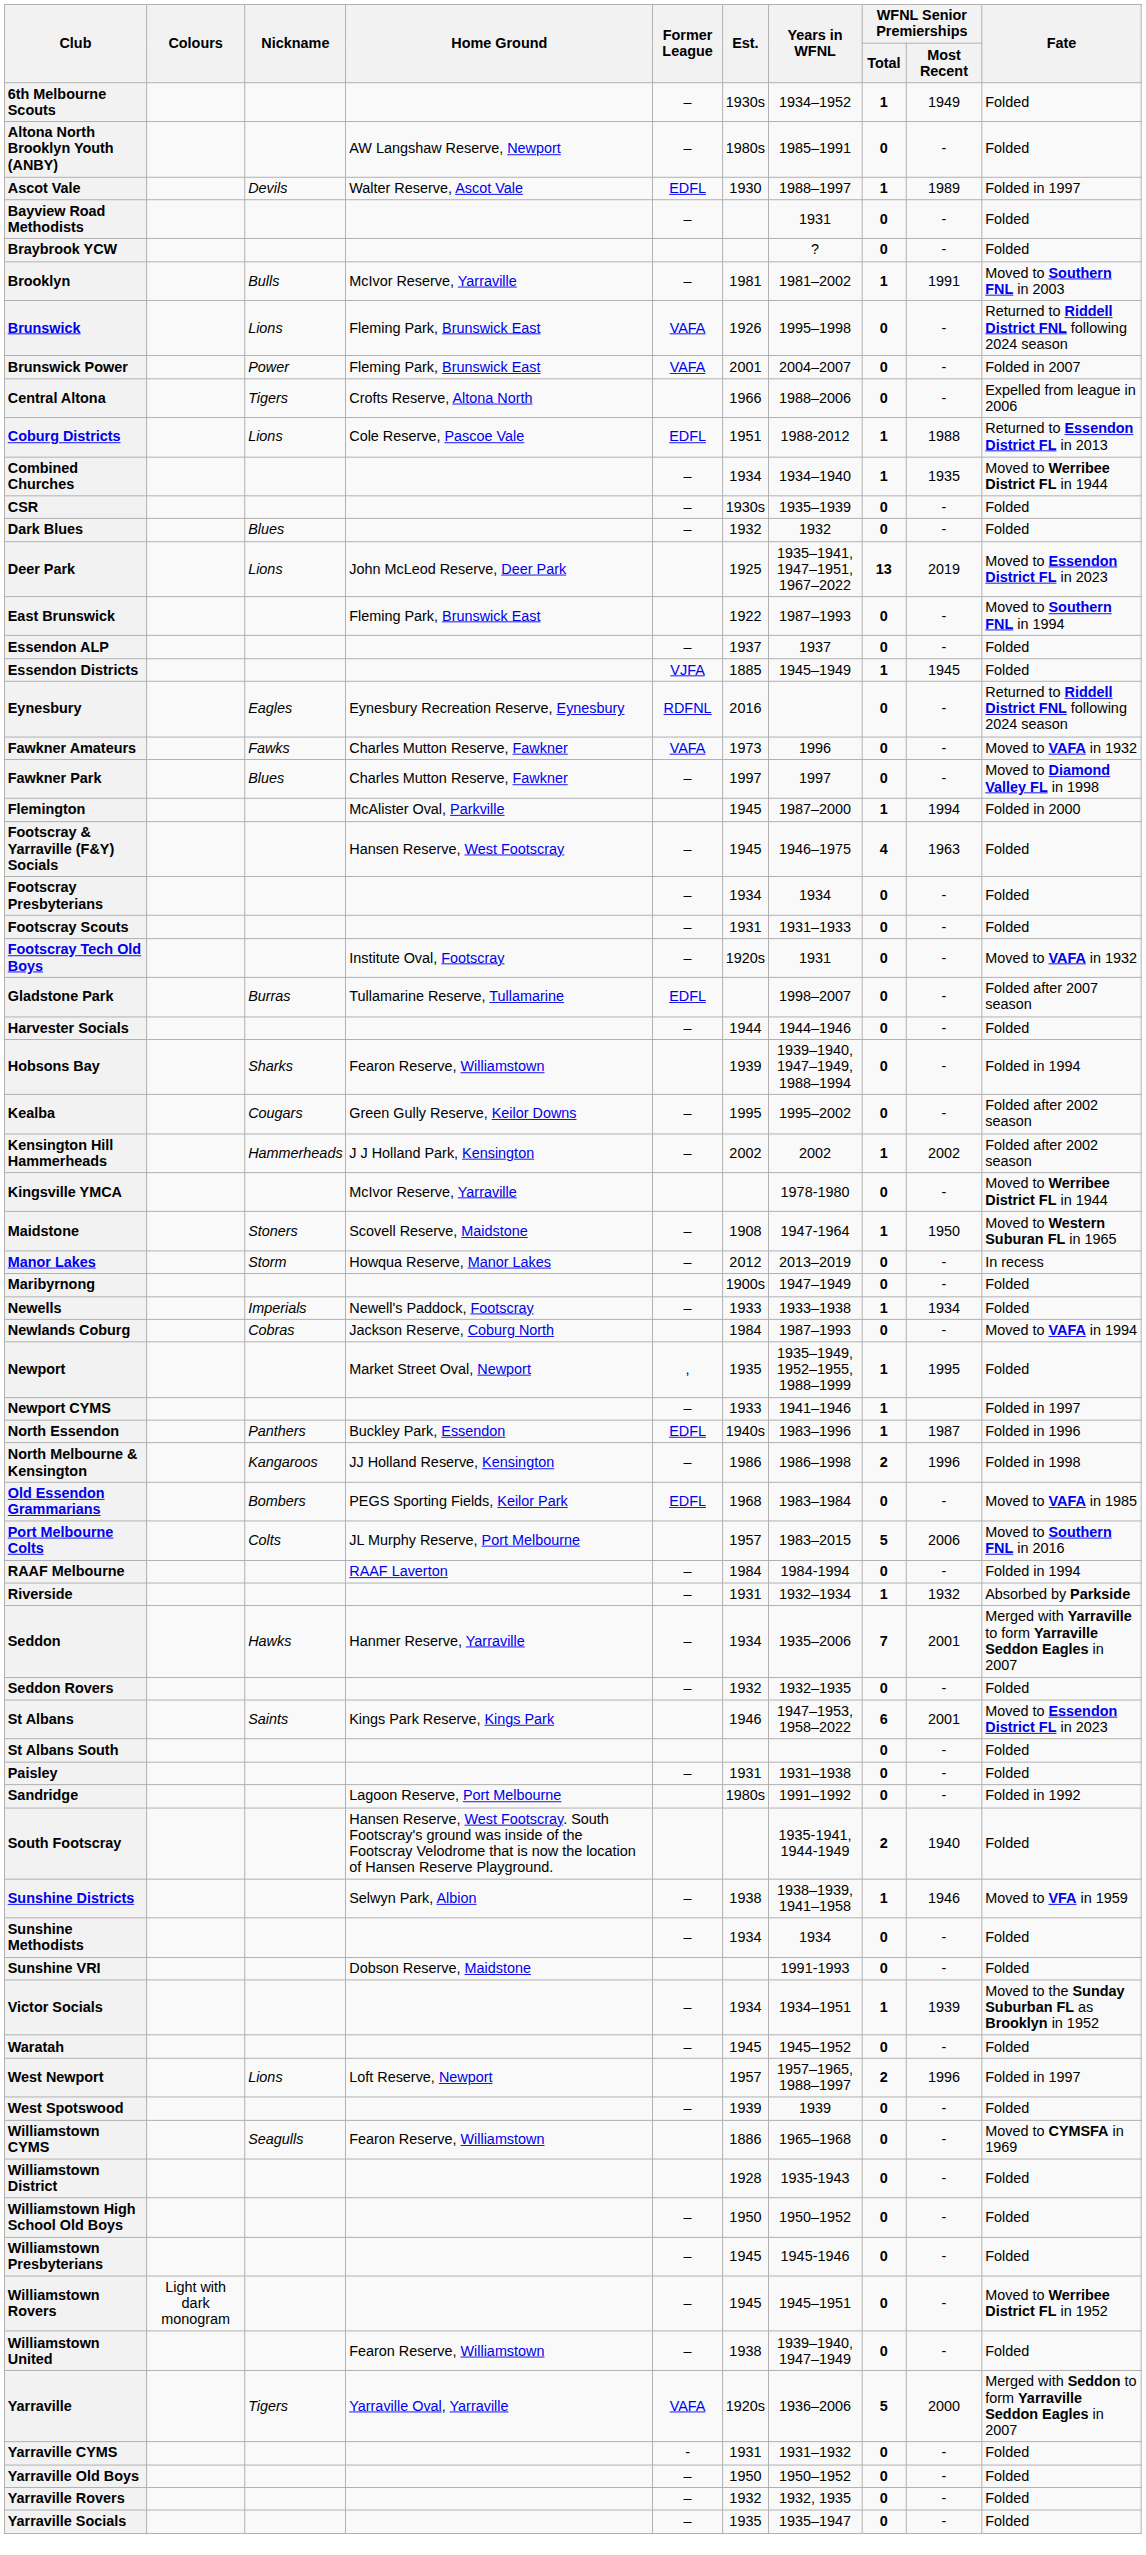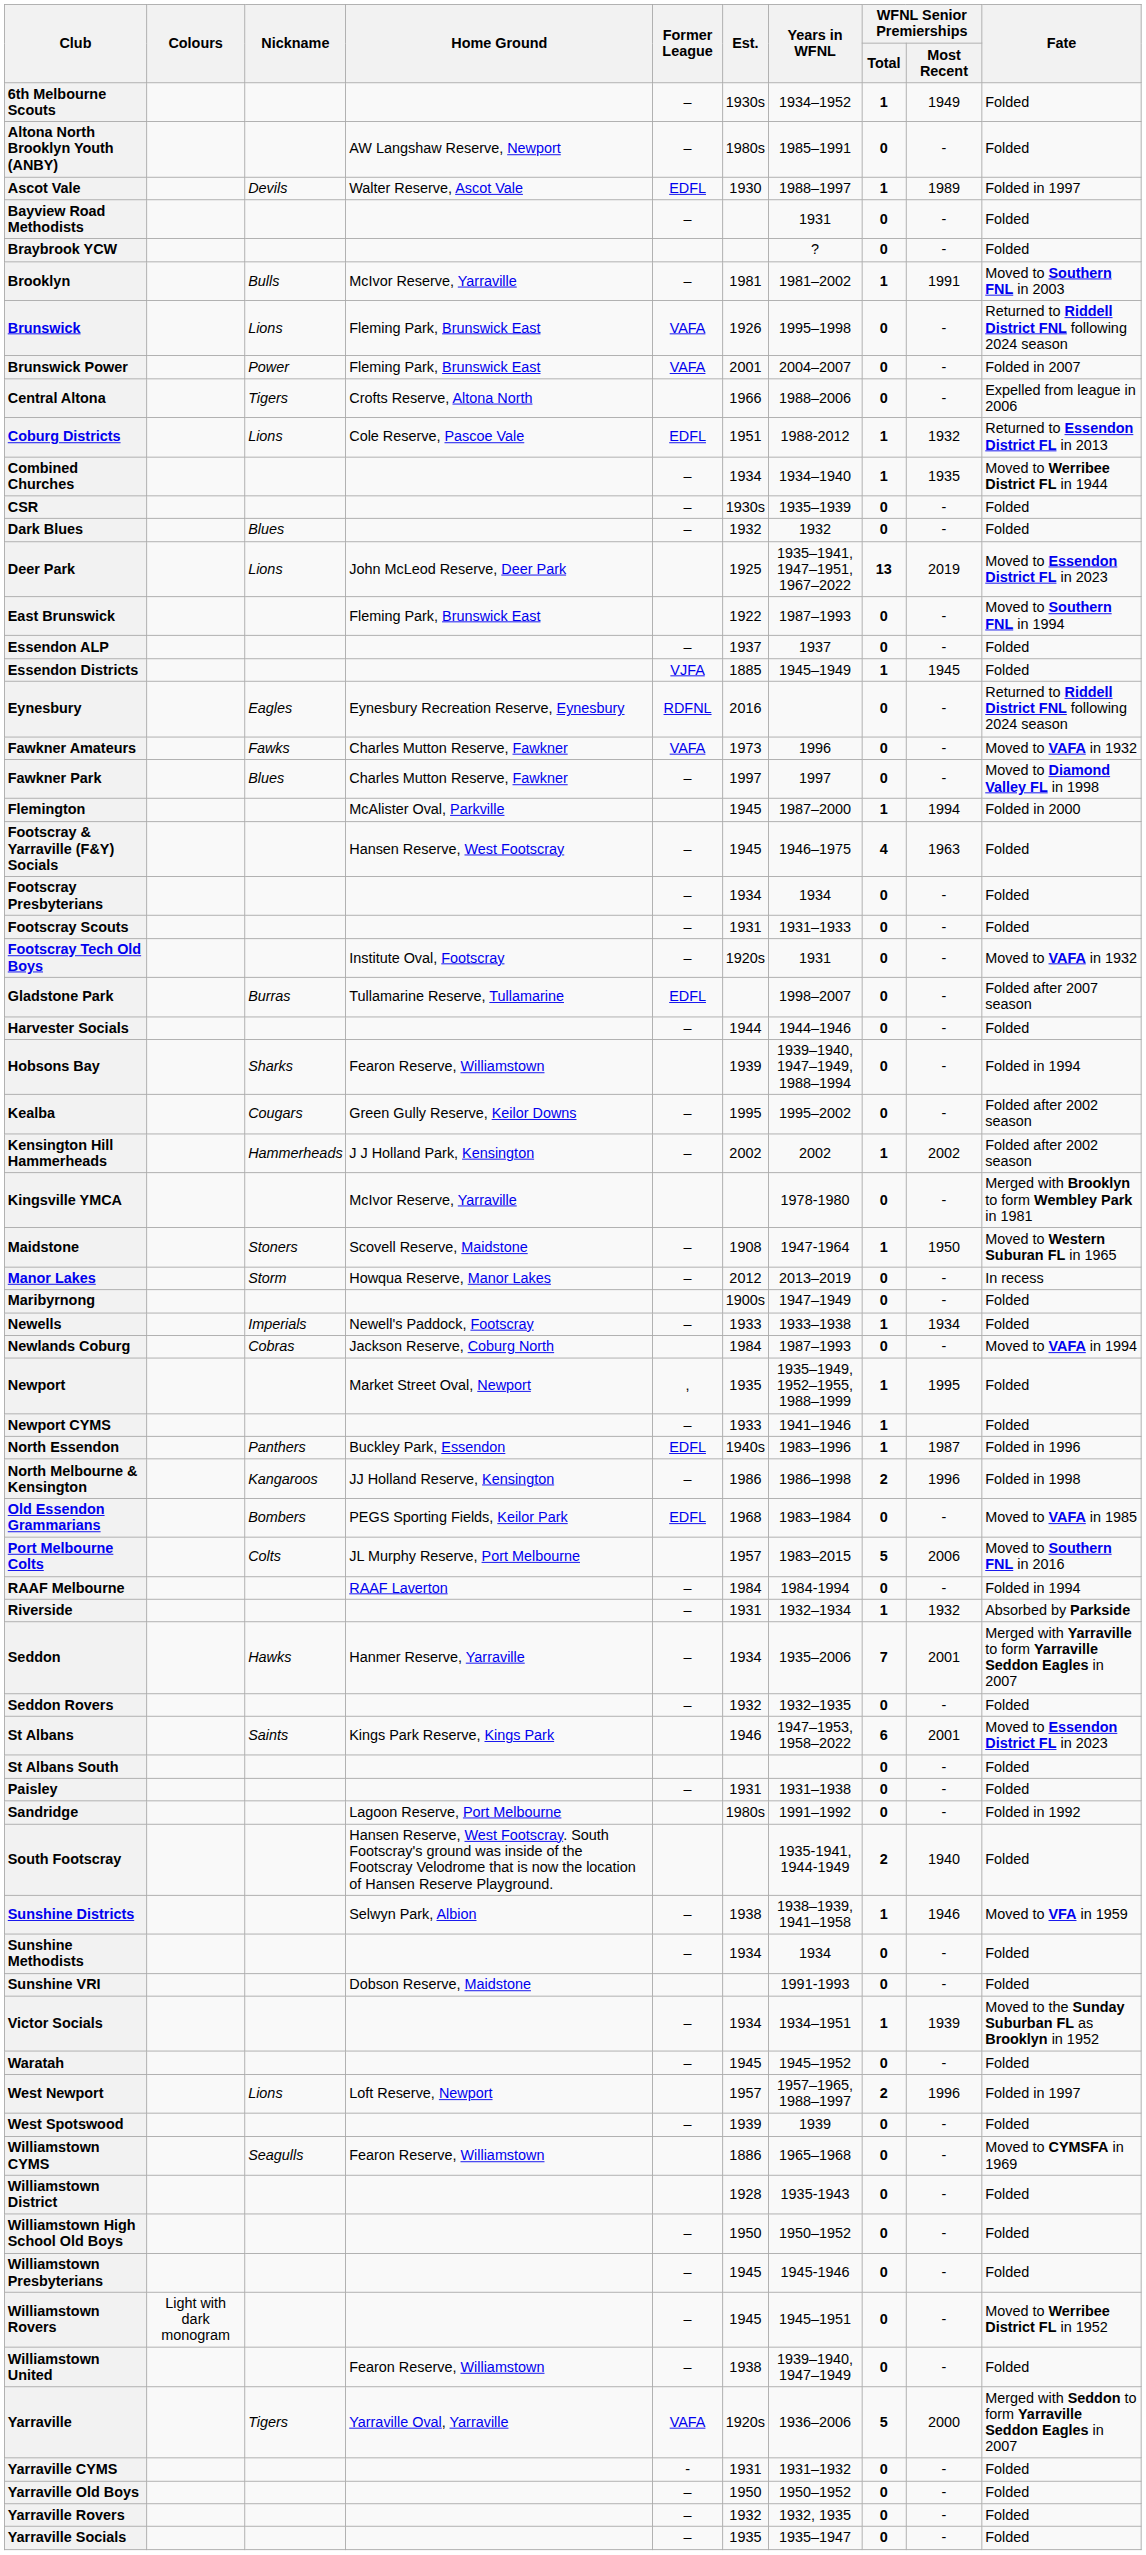(944, 437) 1988 -> (944, 437) 1932
(1048, 1192) Moved to Werribee District FL in 1944 -> (1059, 1200) Merged with Brooklyn to form Wembley Park in 1981
(1033, 1408) Folded in 1997 -> (1007, 1424) Folded
